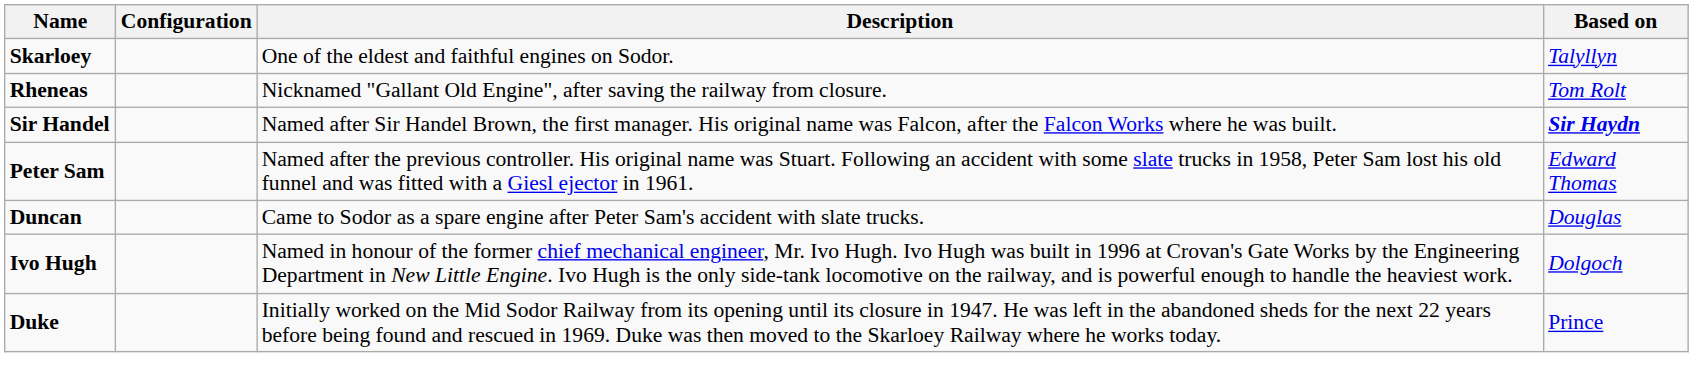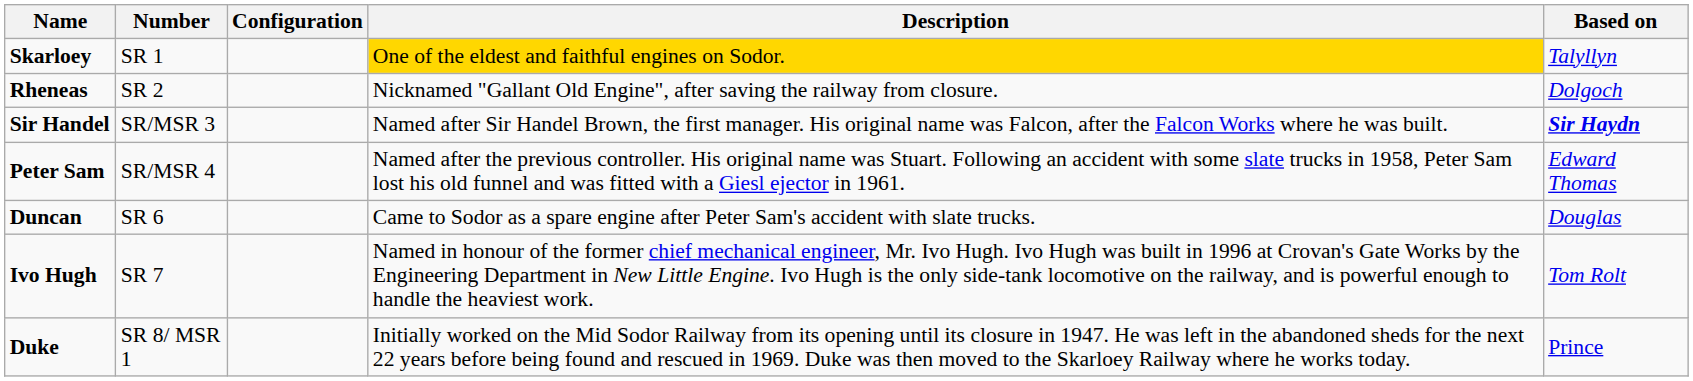+ column: (171, 21)
(468, 55) no background -> (579, 55) gold background
(1587, 90) Tom Rolt -> (1585, 90) Dolgoch
(1585, 263) Dolgoch -> (1587, 275) Tom Rolt
